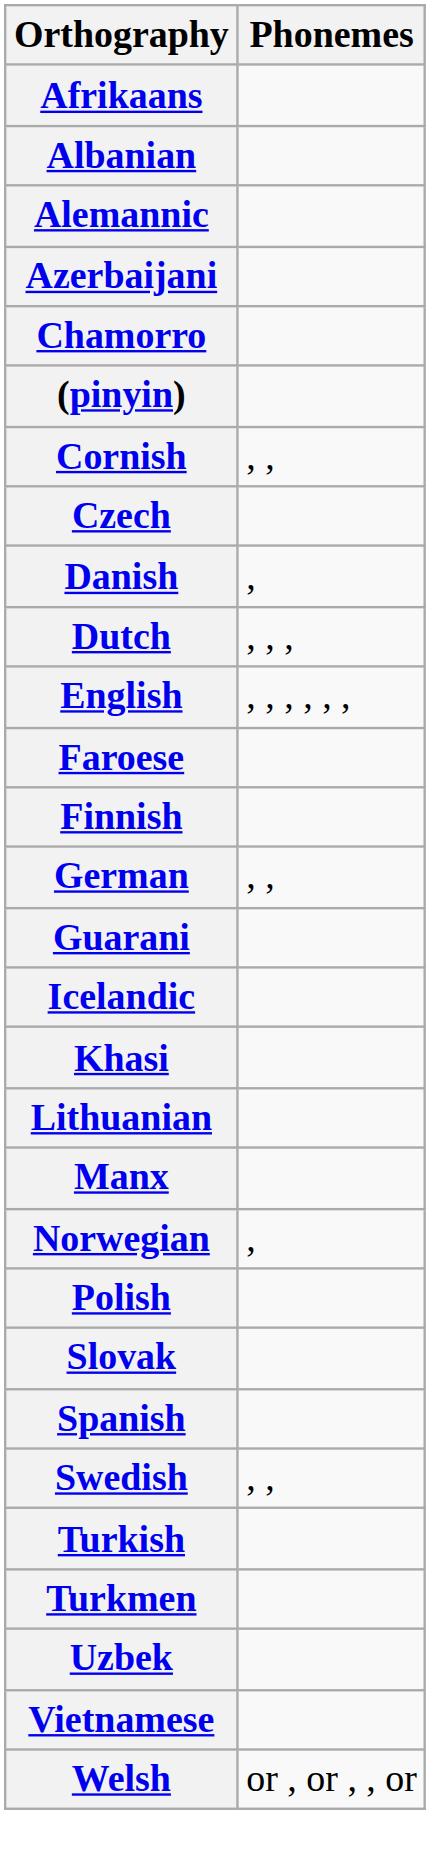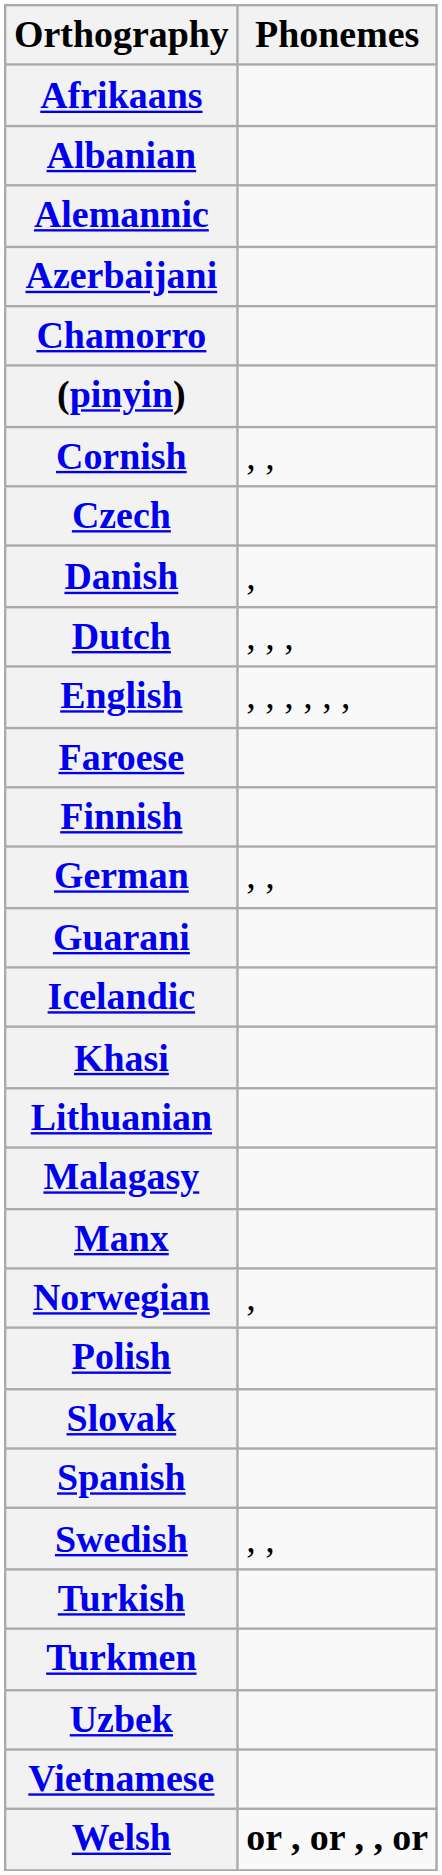+ row: (121, 1177)
(332, 1778) normal -> (337, 1838) bold
